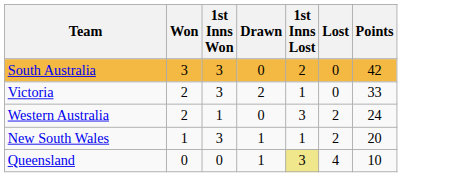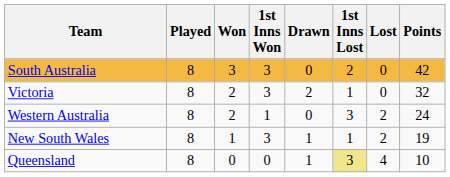+ column: (191, 31)
(375, 92) 33 -> (422, 92) 32
(375, 138) 20 -> (422, 138) 19
